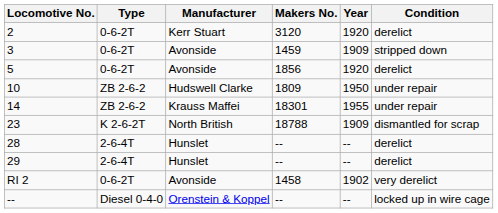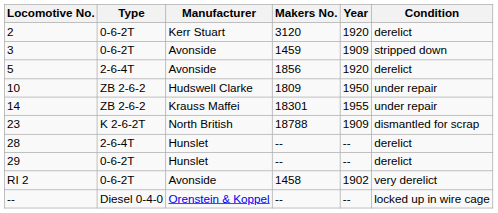(117, 69) 0-6-2T -> (117, 69) 2-6-4T
(117, 161) 2-6-4T -> (117, 161) 0-6-2T
